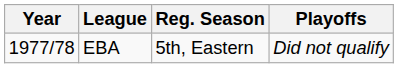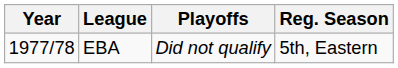columns swapped: (210, 18) <-> (331, 18)
